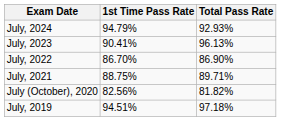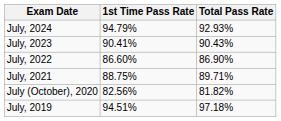(216, 44) 96.13% -> (216, 44) 90.43%
(120, 60) 86.70% -> (120, 60) 86.60%
